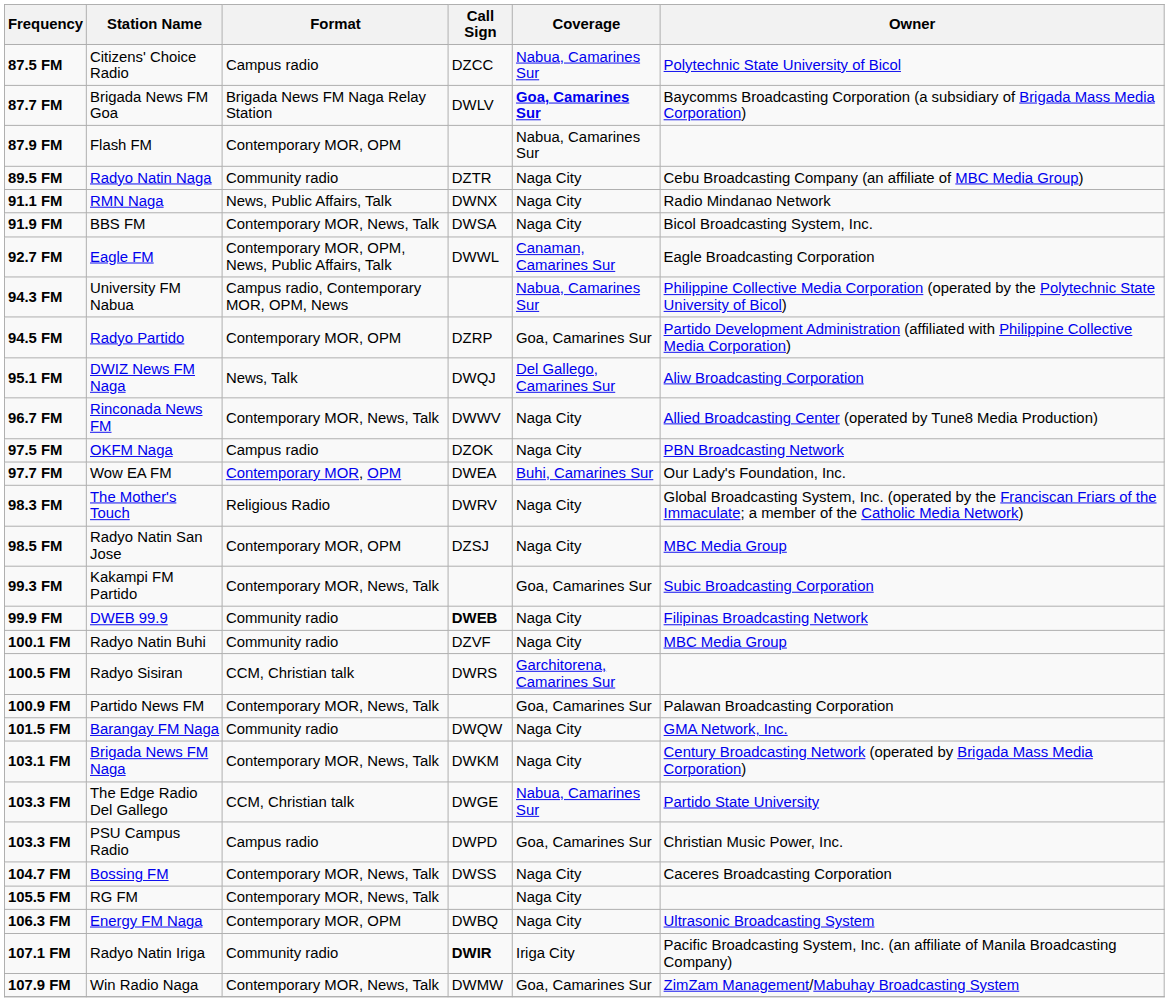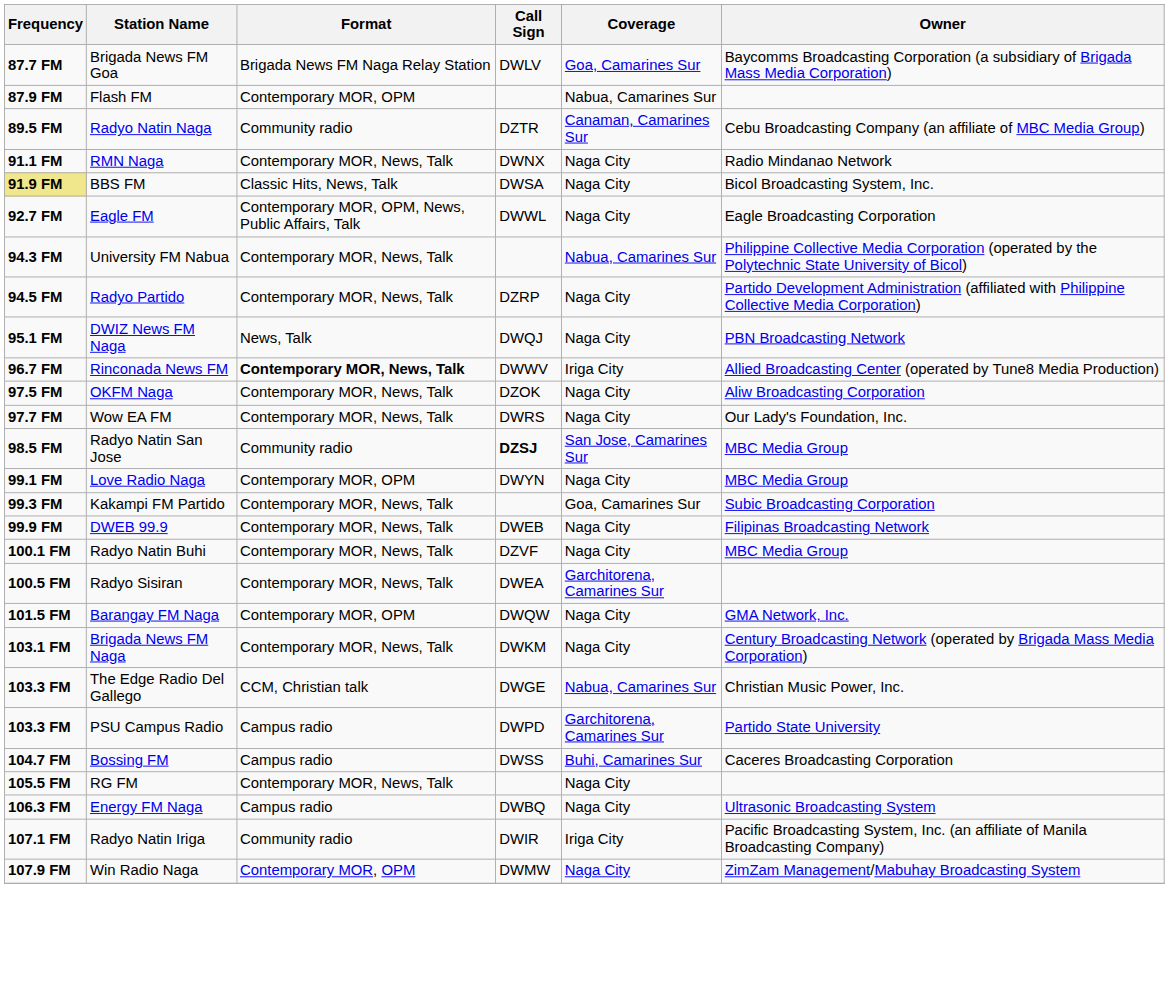- row: (143, 65)
(573, 105) bold -> (633, 65) normal
(549, 177) Naga City -> (637, 128) Canaman, Camarines Sur
(309, 201) News, Public Affairs, Talk -> (347, 160) Contemporary MOR, News, Talk
(35, 224) no background -> (35, 184) khaki background
(332, 224) Contemporary MOR, News, Talk -> (319, 184) Classic Hits, News, Talk
(566, 256) Canaman, Camarines Sur -> (597, 216) Naga City
(323, 297) Campus radio, Contemporary MOR, OPM, News -> (347, 256) Contemporary MOR, News, Talk
(314, 337) Contemporary MOR, OPM -> (347, 297) Contemporary MOR, News, Talk
(584, 337) Goa, Camarines Sur -> (597, 297) Naga City
(566, 377) Del Gallego, Camarines Sur -> (597, 337) Naga City
(764, 377) Aliw Broadcasting Corporation -> (815, 337) PBN Broadcasting Network
(332, 418) normal -> (352, 369) bold
(549, 418) Naga City -> (594, 369) Iriga City
(272, 450) Campus radio -> (347, 393) Contemporary MOR, News, Talk
(754, 450) PBN Broadcasting Network -> (825, 393) Aliw Broadcasting Corporation
(314, 473) Contemporary MOR, OPM -> (347, 416) Contemporary MOR, News, Talk
(474, 473) DWEA -> (522, 416) DWRS
(585, 473) Buhi, Camarines Sur -> (597, 416) Naga City
- row: (133, 505)
(314, 546) Contemporary MOR, OPM -> (296, 448) Community radio
(470, 546) normal -> (518, 448) bold
(549, 546) Naga City -> (636, 448) San Jose, Camarines Sur
+ row: (148, 480)
(282, 618) Community radio -> (347, 527) Contemporary MOR, News, Talk
(475, 618) bold -> (521, 527) normal
(282, 641) Community radio -> (347, 551) Contemporary MOR, News, Talk
(290, 673) CCM, Christian talk -> (347, 583) Contemporary MOR, News, Talk
(475, 673) DWRS -> (521, 583) DWEA
- row: (147, 705)
(282, 729) Community radio -> (328, 615) Contemporary MOR, OPM
(741, 801) Partido State University -> (814, 687) Christian Music Power, Inc.
(584, 842) Goa, Camarines Sur -> (614, 727) Garchitorena, Camarines Sur
(753, 842) Christian Music Power, Inc. -> (802, 727) Partido State University
(332, 874) Contemporary MOR, News, Talk -> (286, 759) Campus radio
(549, 874) Naga City -> (633, 759) Buhi, Camarines Sur
(314, 921) Contemporary MOR, OPM -> (286, 807) Campus radio
(472, 953) bold -> (519, 839) normal
(332, 985) Contemporary MOR, News, Talk -> (328, 871) Contemporary MOR, OPM
(584, 985) Goa, Camarines Sur -> (597, 871) Naga City
